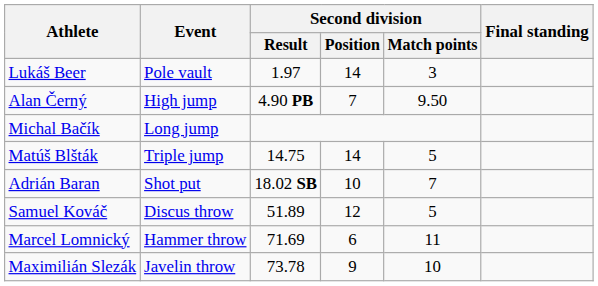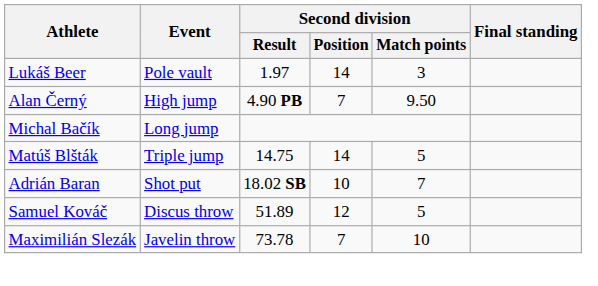- row: (69, 239)
(352, 267) 9 -> (341, 239) 7
